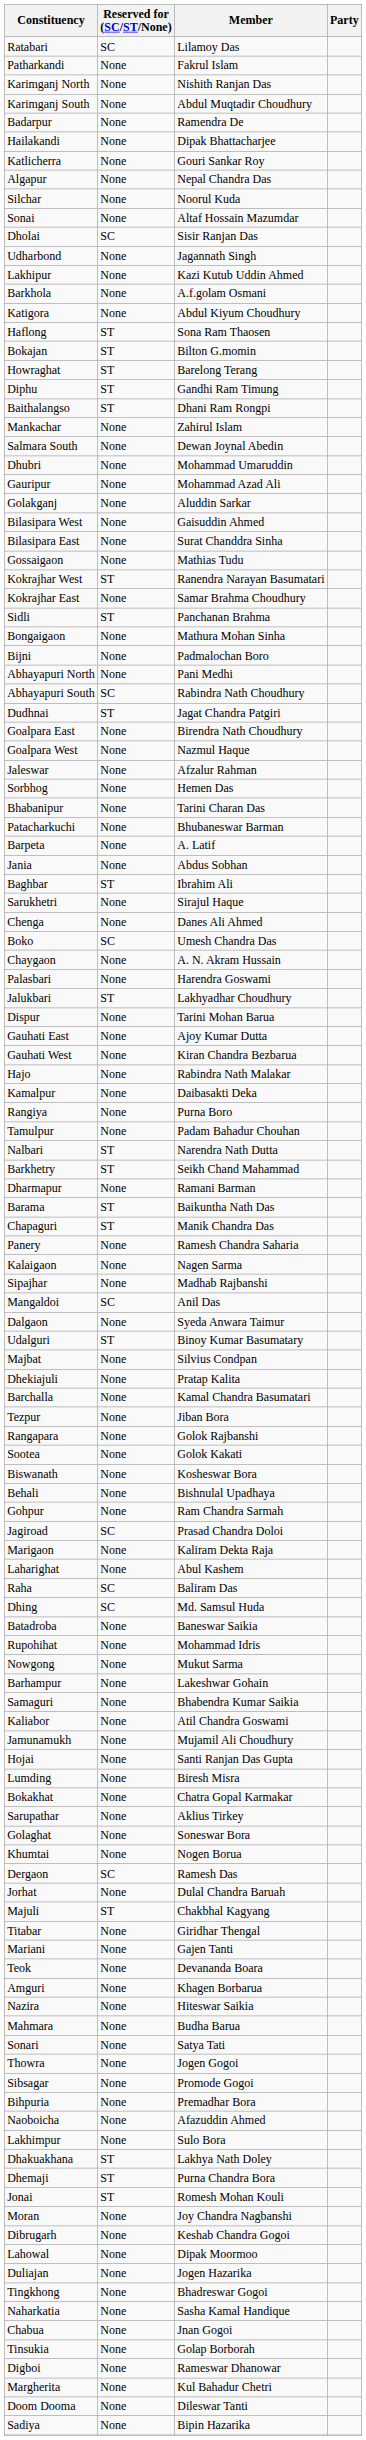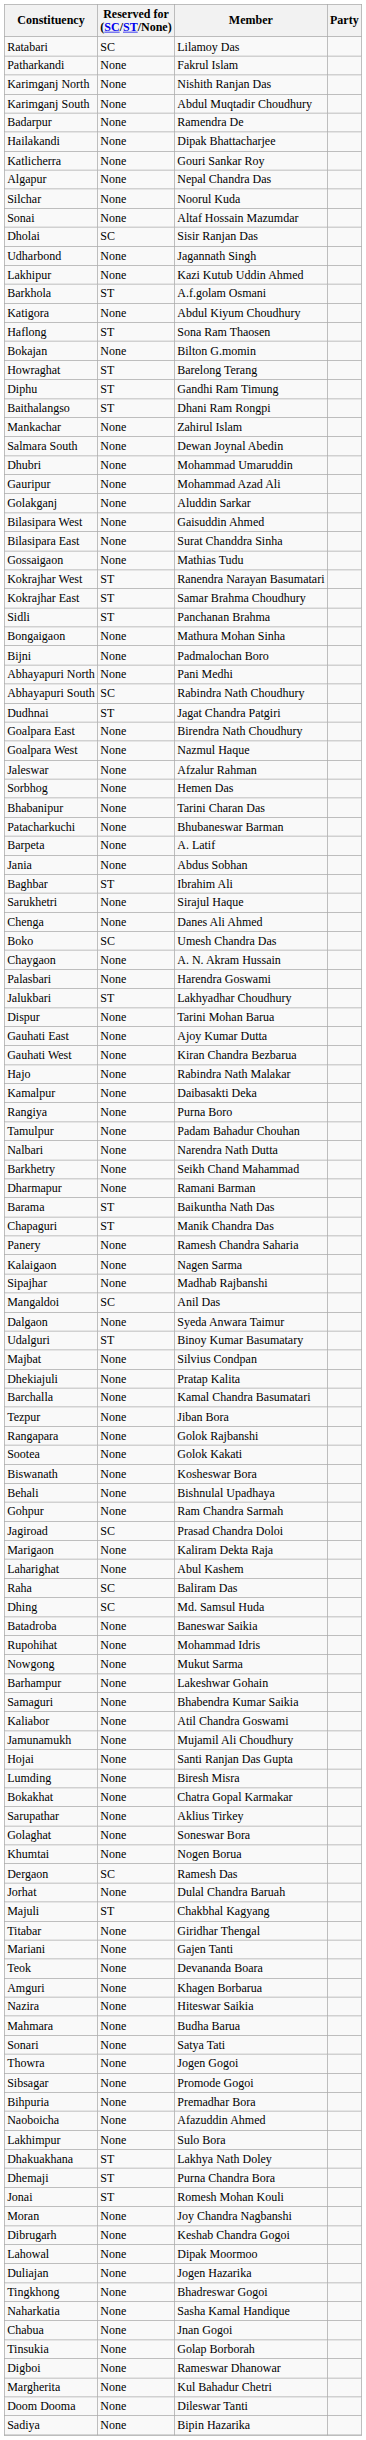(113, 293) None -> (107, 293) ST
(107, 351) ST -> (113, 351) None
(113, 598) None -> (107, 598) ST
(107, 1150) ST -> (113, 1150) None
(107, 1169) ST -> (113, 1169) None
